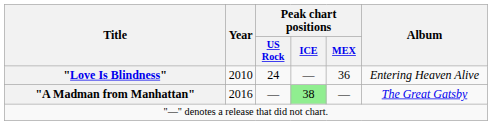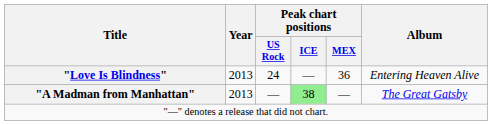(241, 75) 2010 -> (241, 75) 2013
(241, 94) 2016 -> (241, 94) 2013
